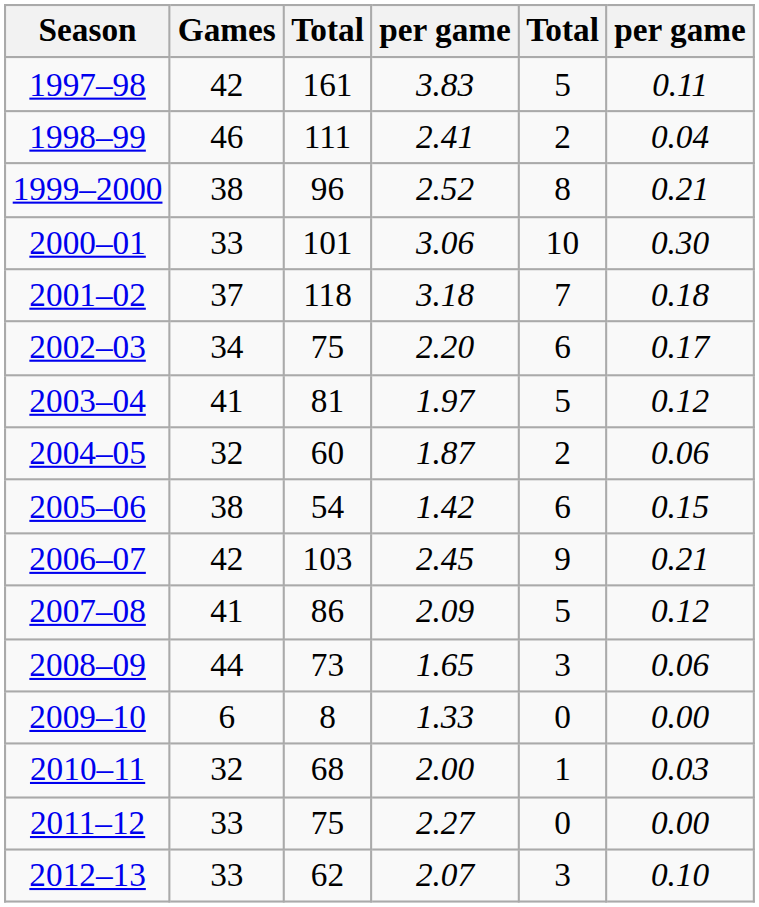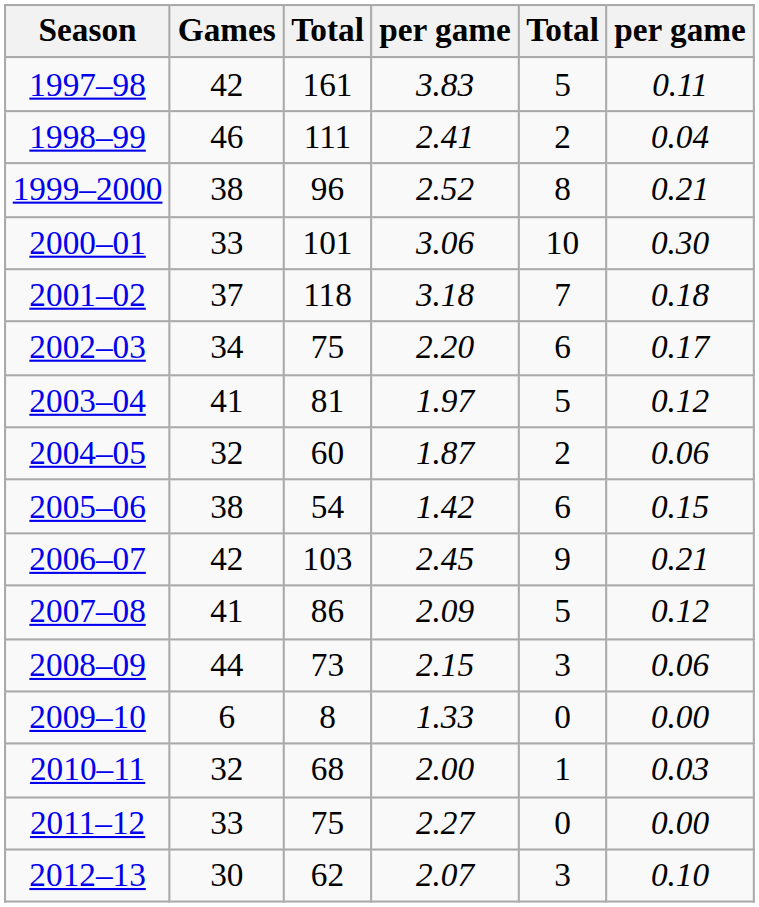(445, 664) 1.65 -> (445, 664) 2.15
(227, 875) 33 -> (227, 875) 30
